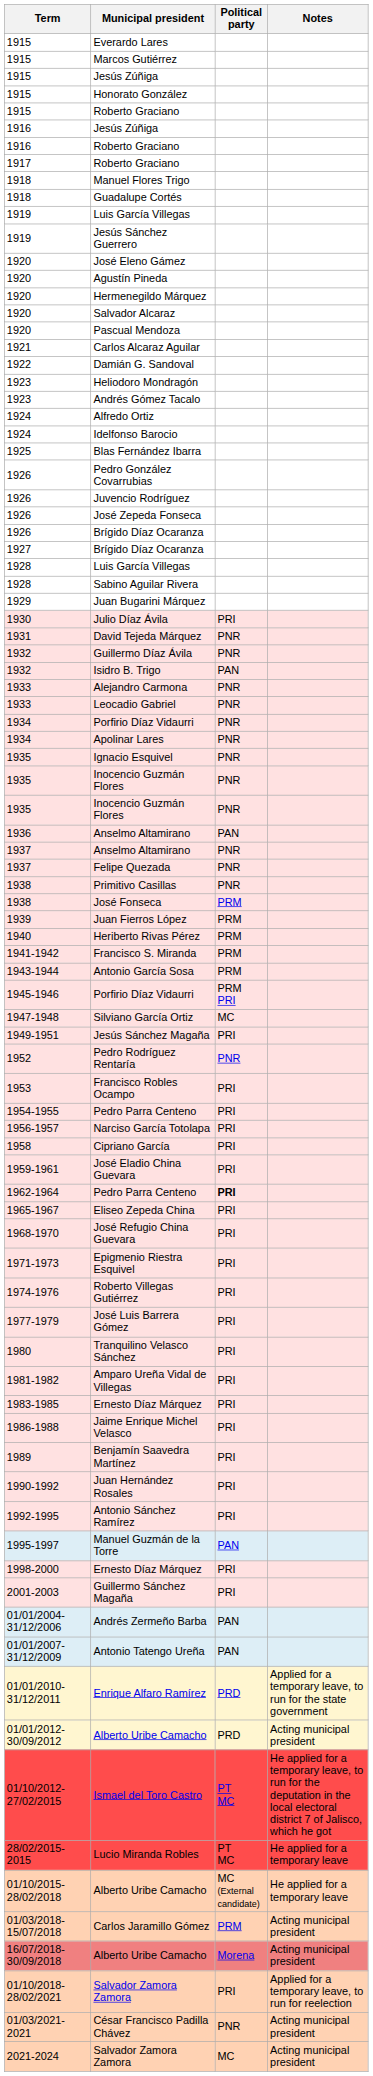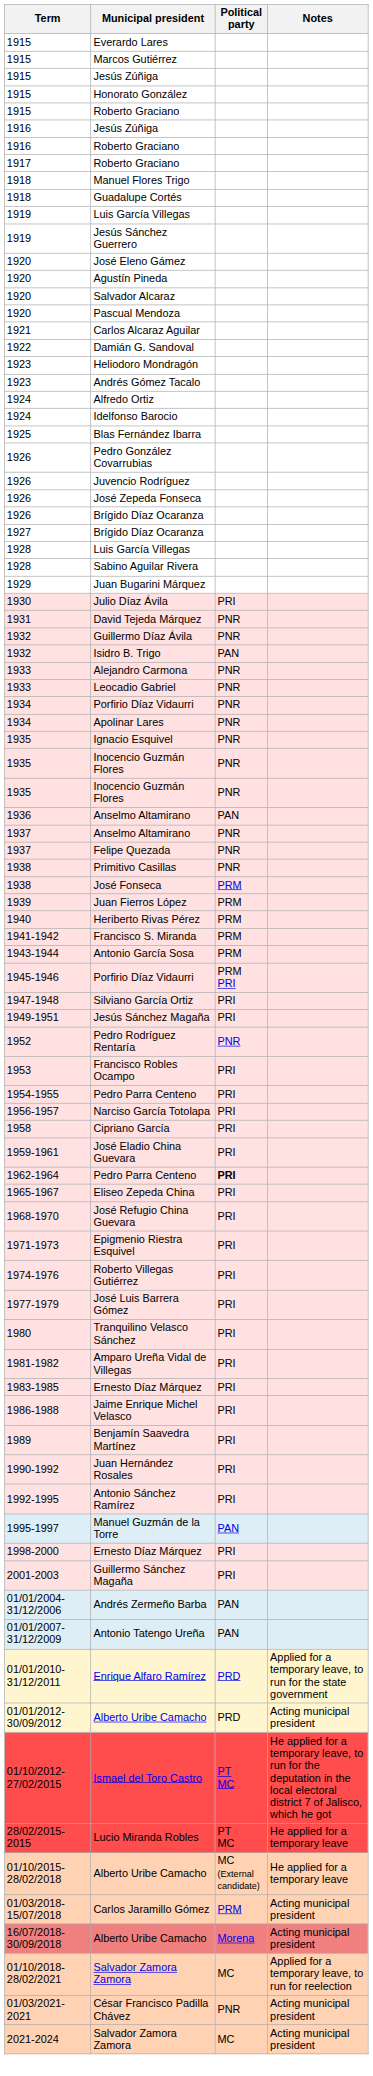- row: (19, 296)
(226, 1018) MC -> (227, 1001) PRI
(227, 1991) PRI -> (226, 1974) MC
